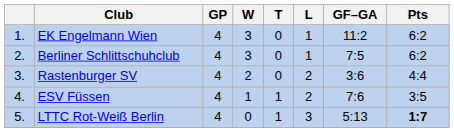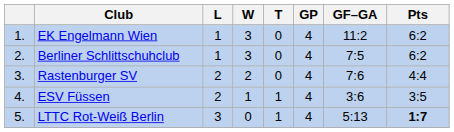columns swapped: (218, 14) <-> (309, 14)
(355, 76) 3:6 -> (355, 76) 7:6
(355, 96) 7:6 -> (355, 96) 3:6
